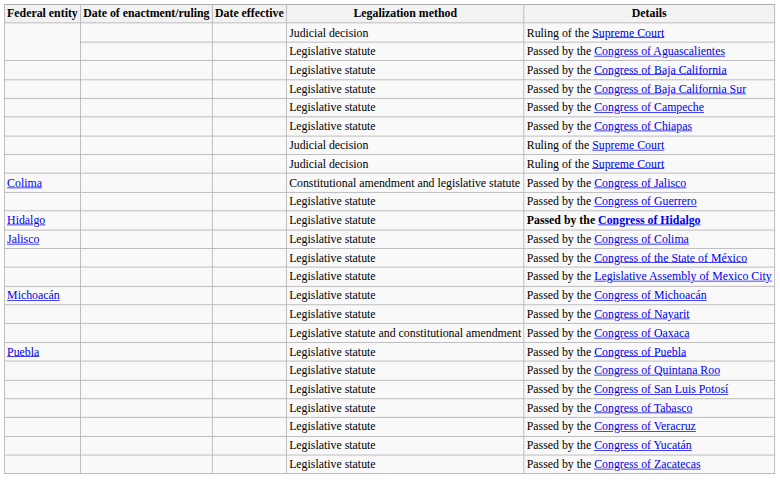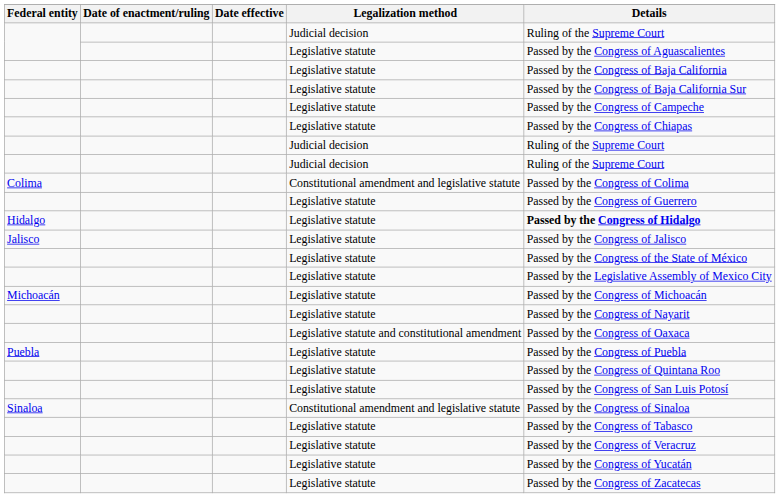(606, 182) Passed by the Congress of Jalisco -> (608, 182) Passed by the Congress of Colima
(608, 239) Passed by the Congress of Colima -> (606, 239) Passed by the Congress of Jalisco
+ row: (25, 408)
